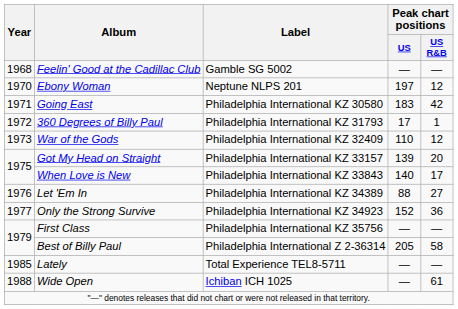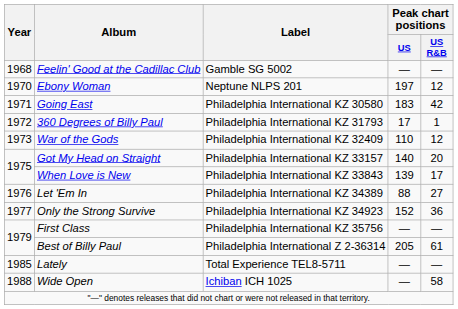(404, 157) 139 -> (404, 157) 140
(404, 175) 140 -> (404, 175) 139
(437, 246) 58 -> (437, 246) 61
(437, 282) 61 -> (437, 282) 58
